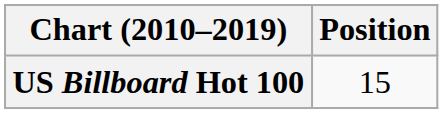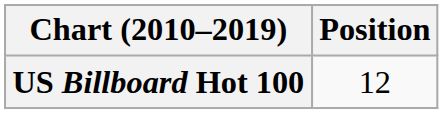(375, 81) 15 -> (375, 81) 12
